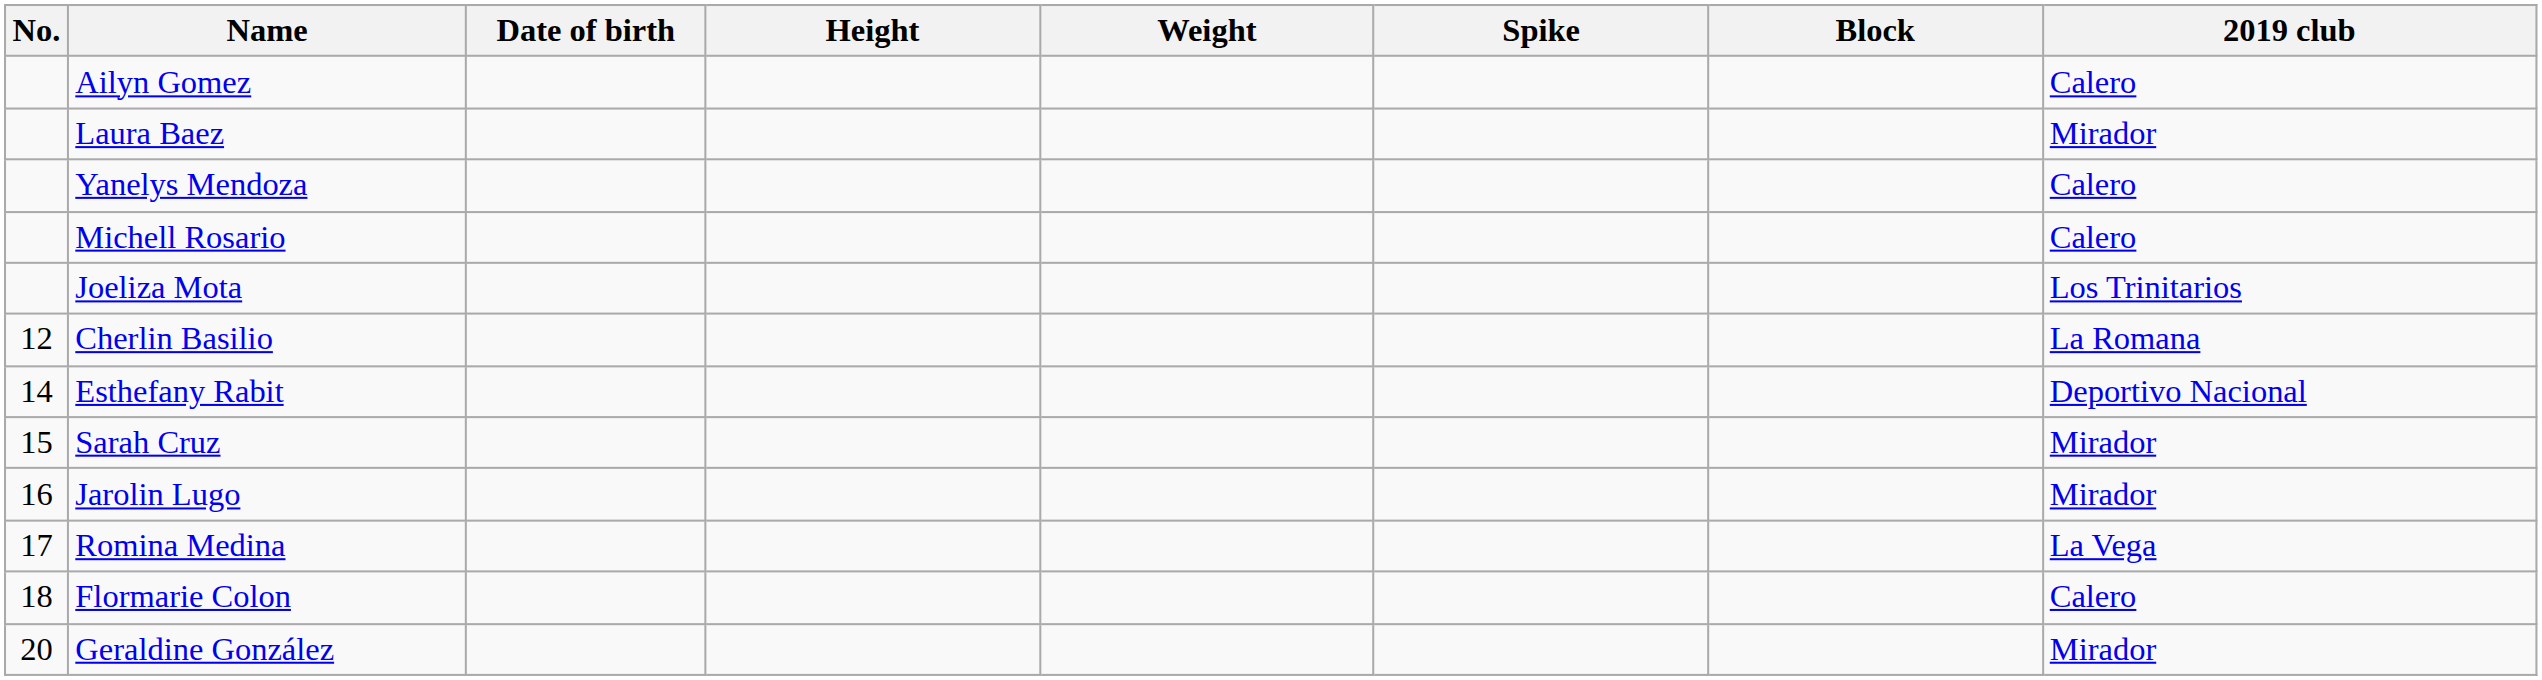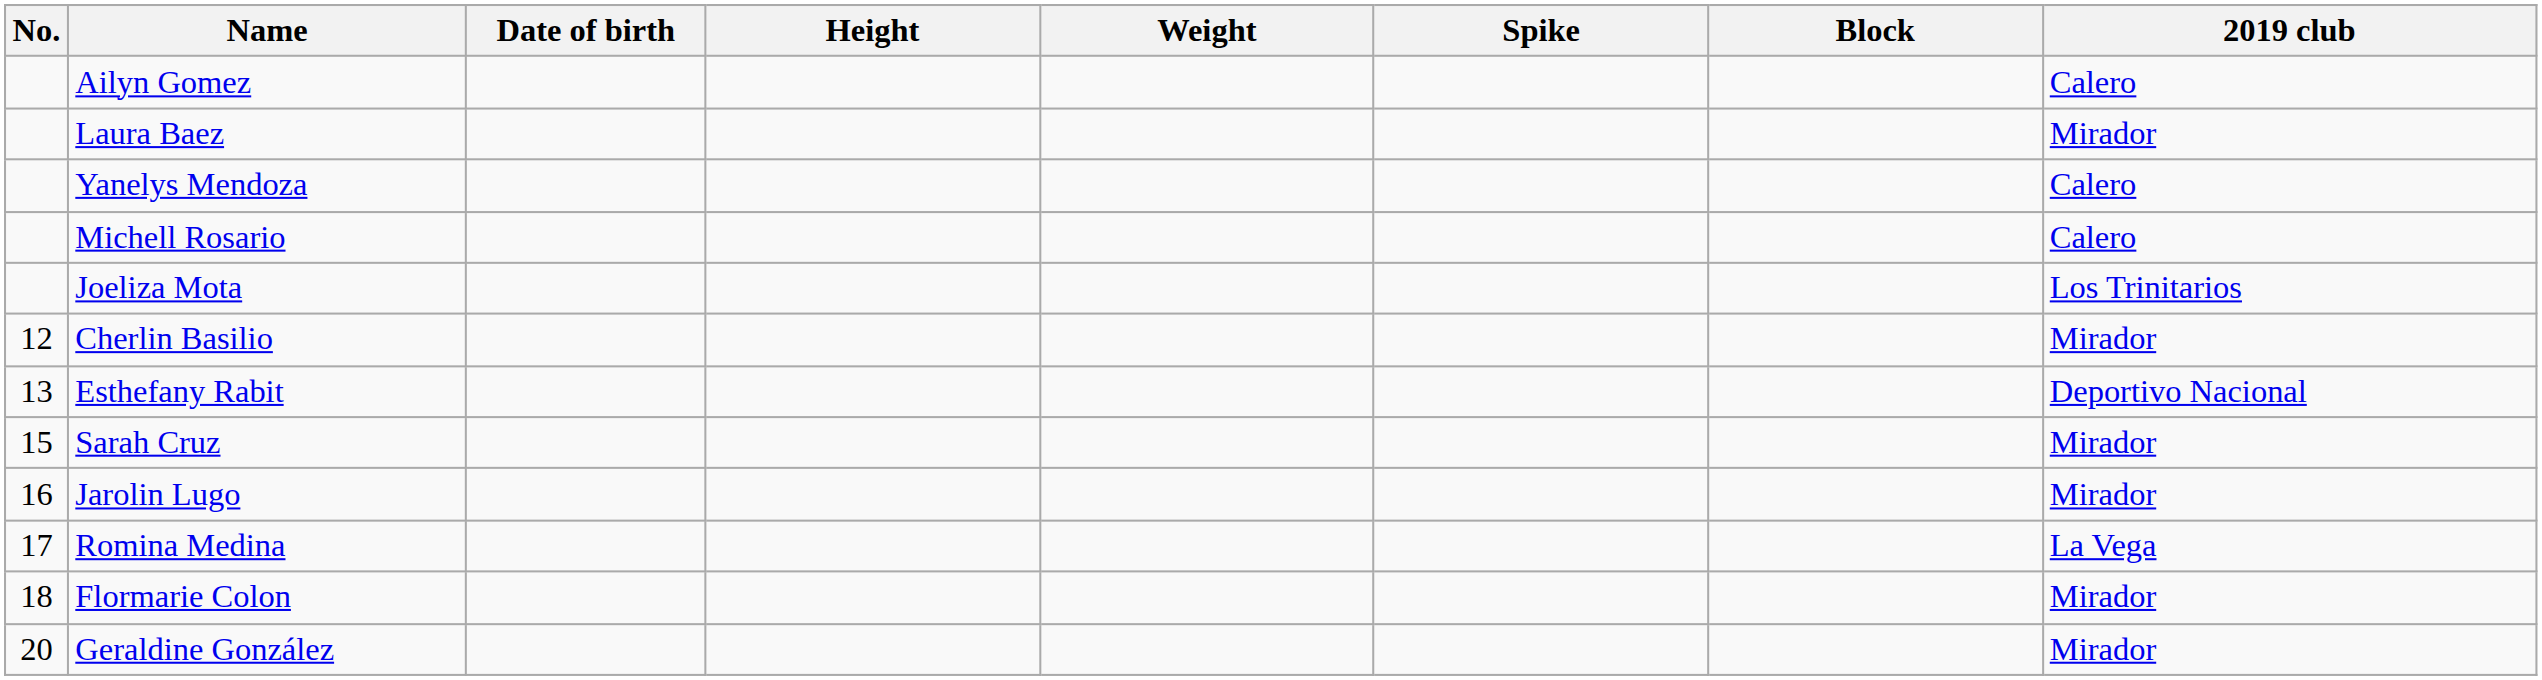(2125, 339) La Romana -> (2103, 339) Mirador
(36, 390) 14 -> (36, 390) 13
(2093, 596) Calero -> (2103, 596) Mirador
